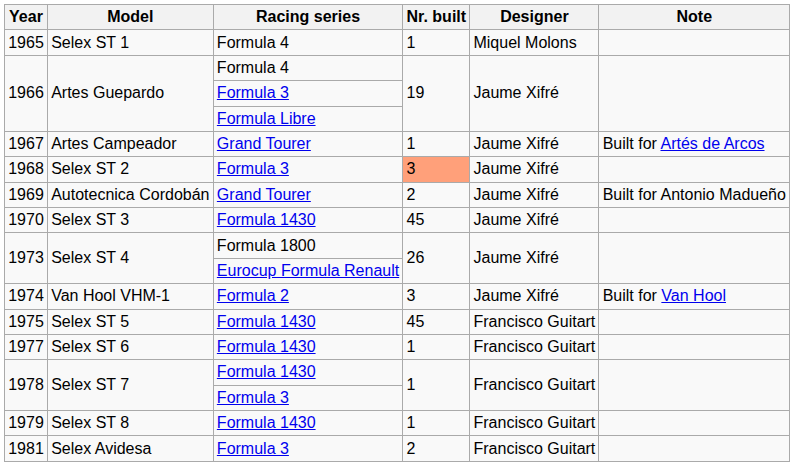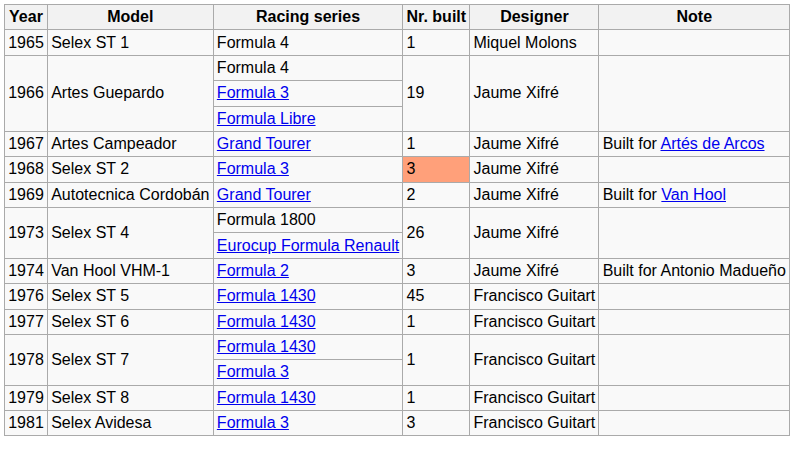(694, 194) Built for Antonio Madueño -> (664, 194) Built for Van Hool
- row: (90, 220)
(664, 296) Built for Van Hool -> (694, 270) Built for Antonio Madueño
(26, 321) 1975 -> (26, 296) 1976
(411, 448) 2 -> (411, 423) 3
